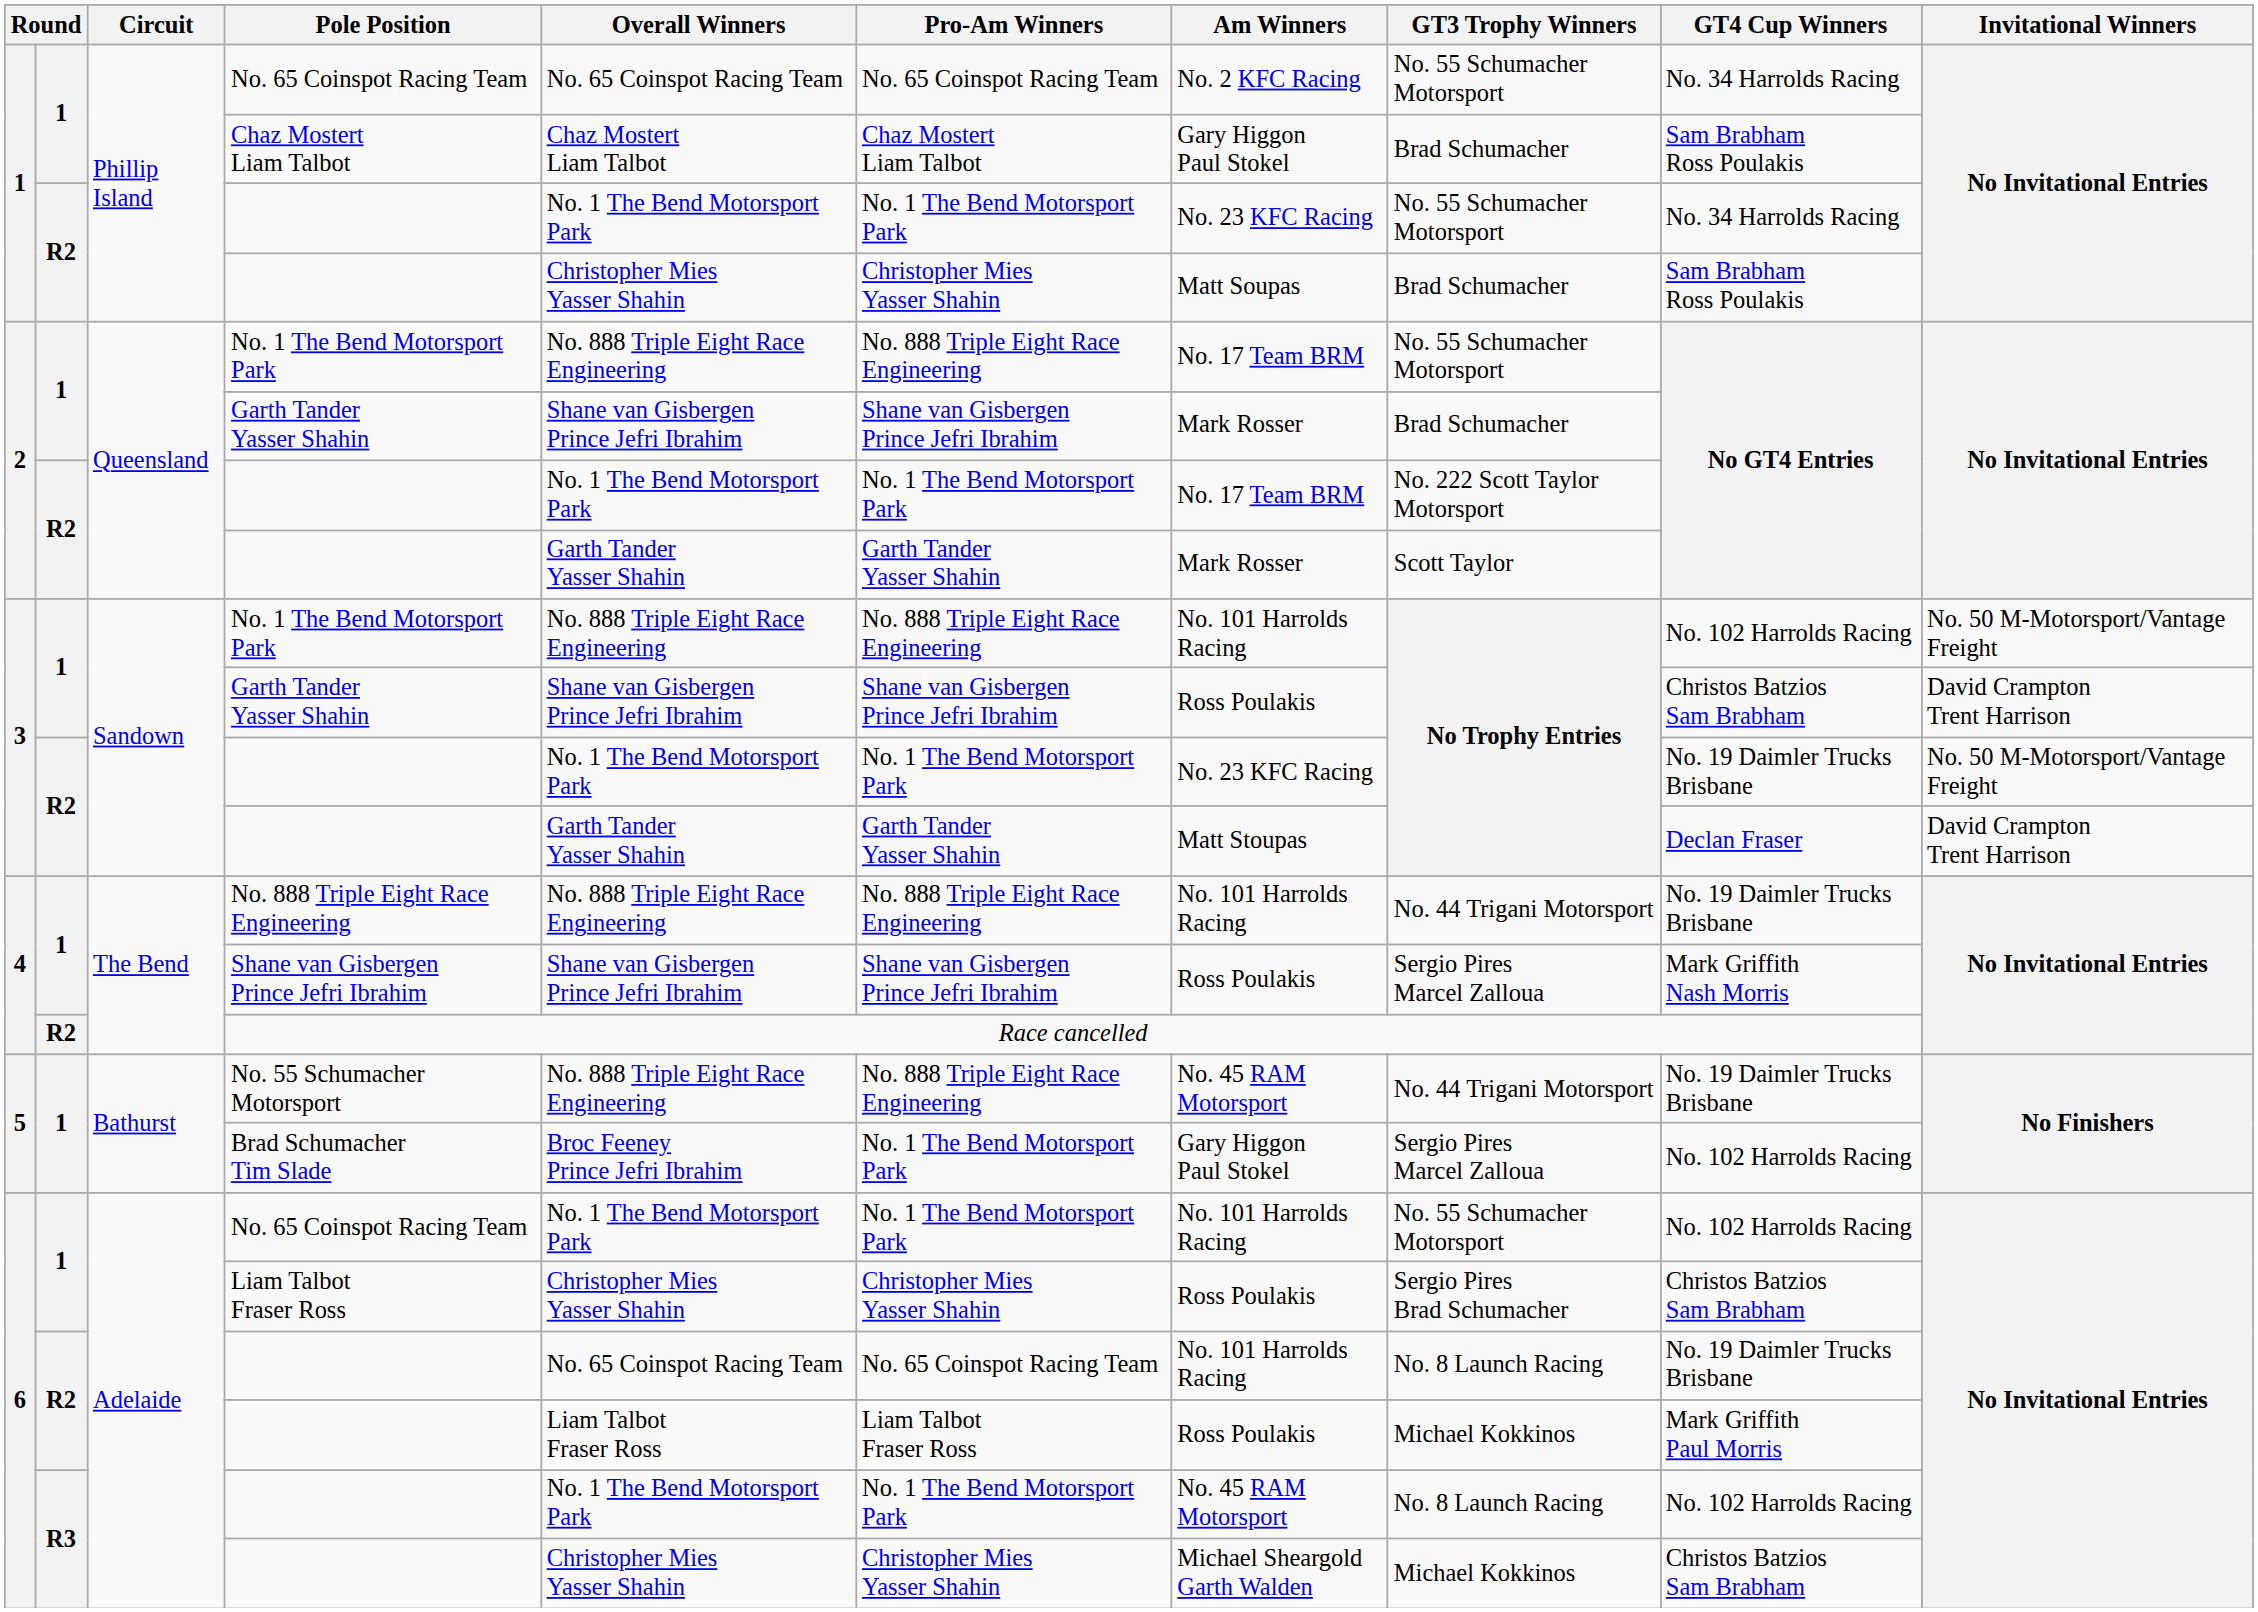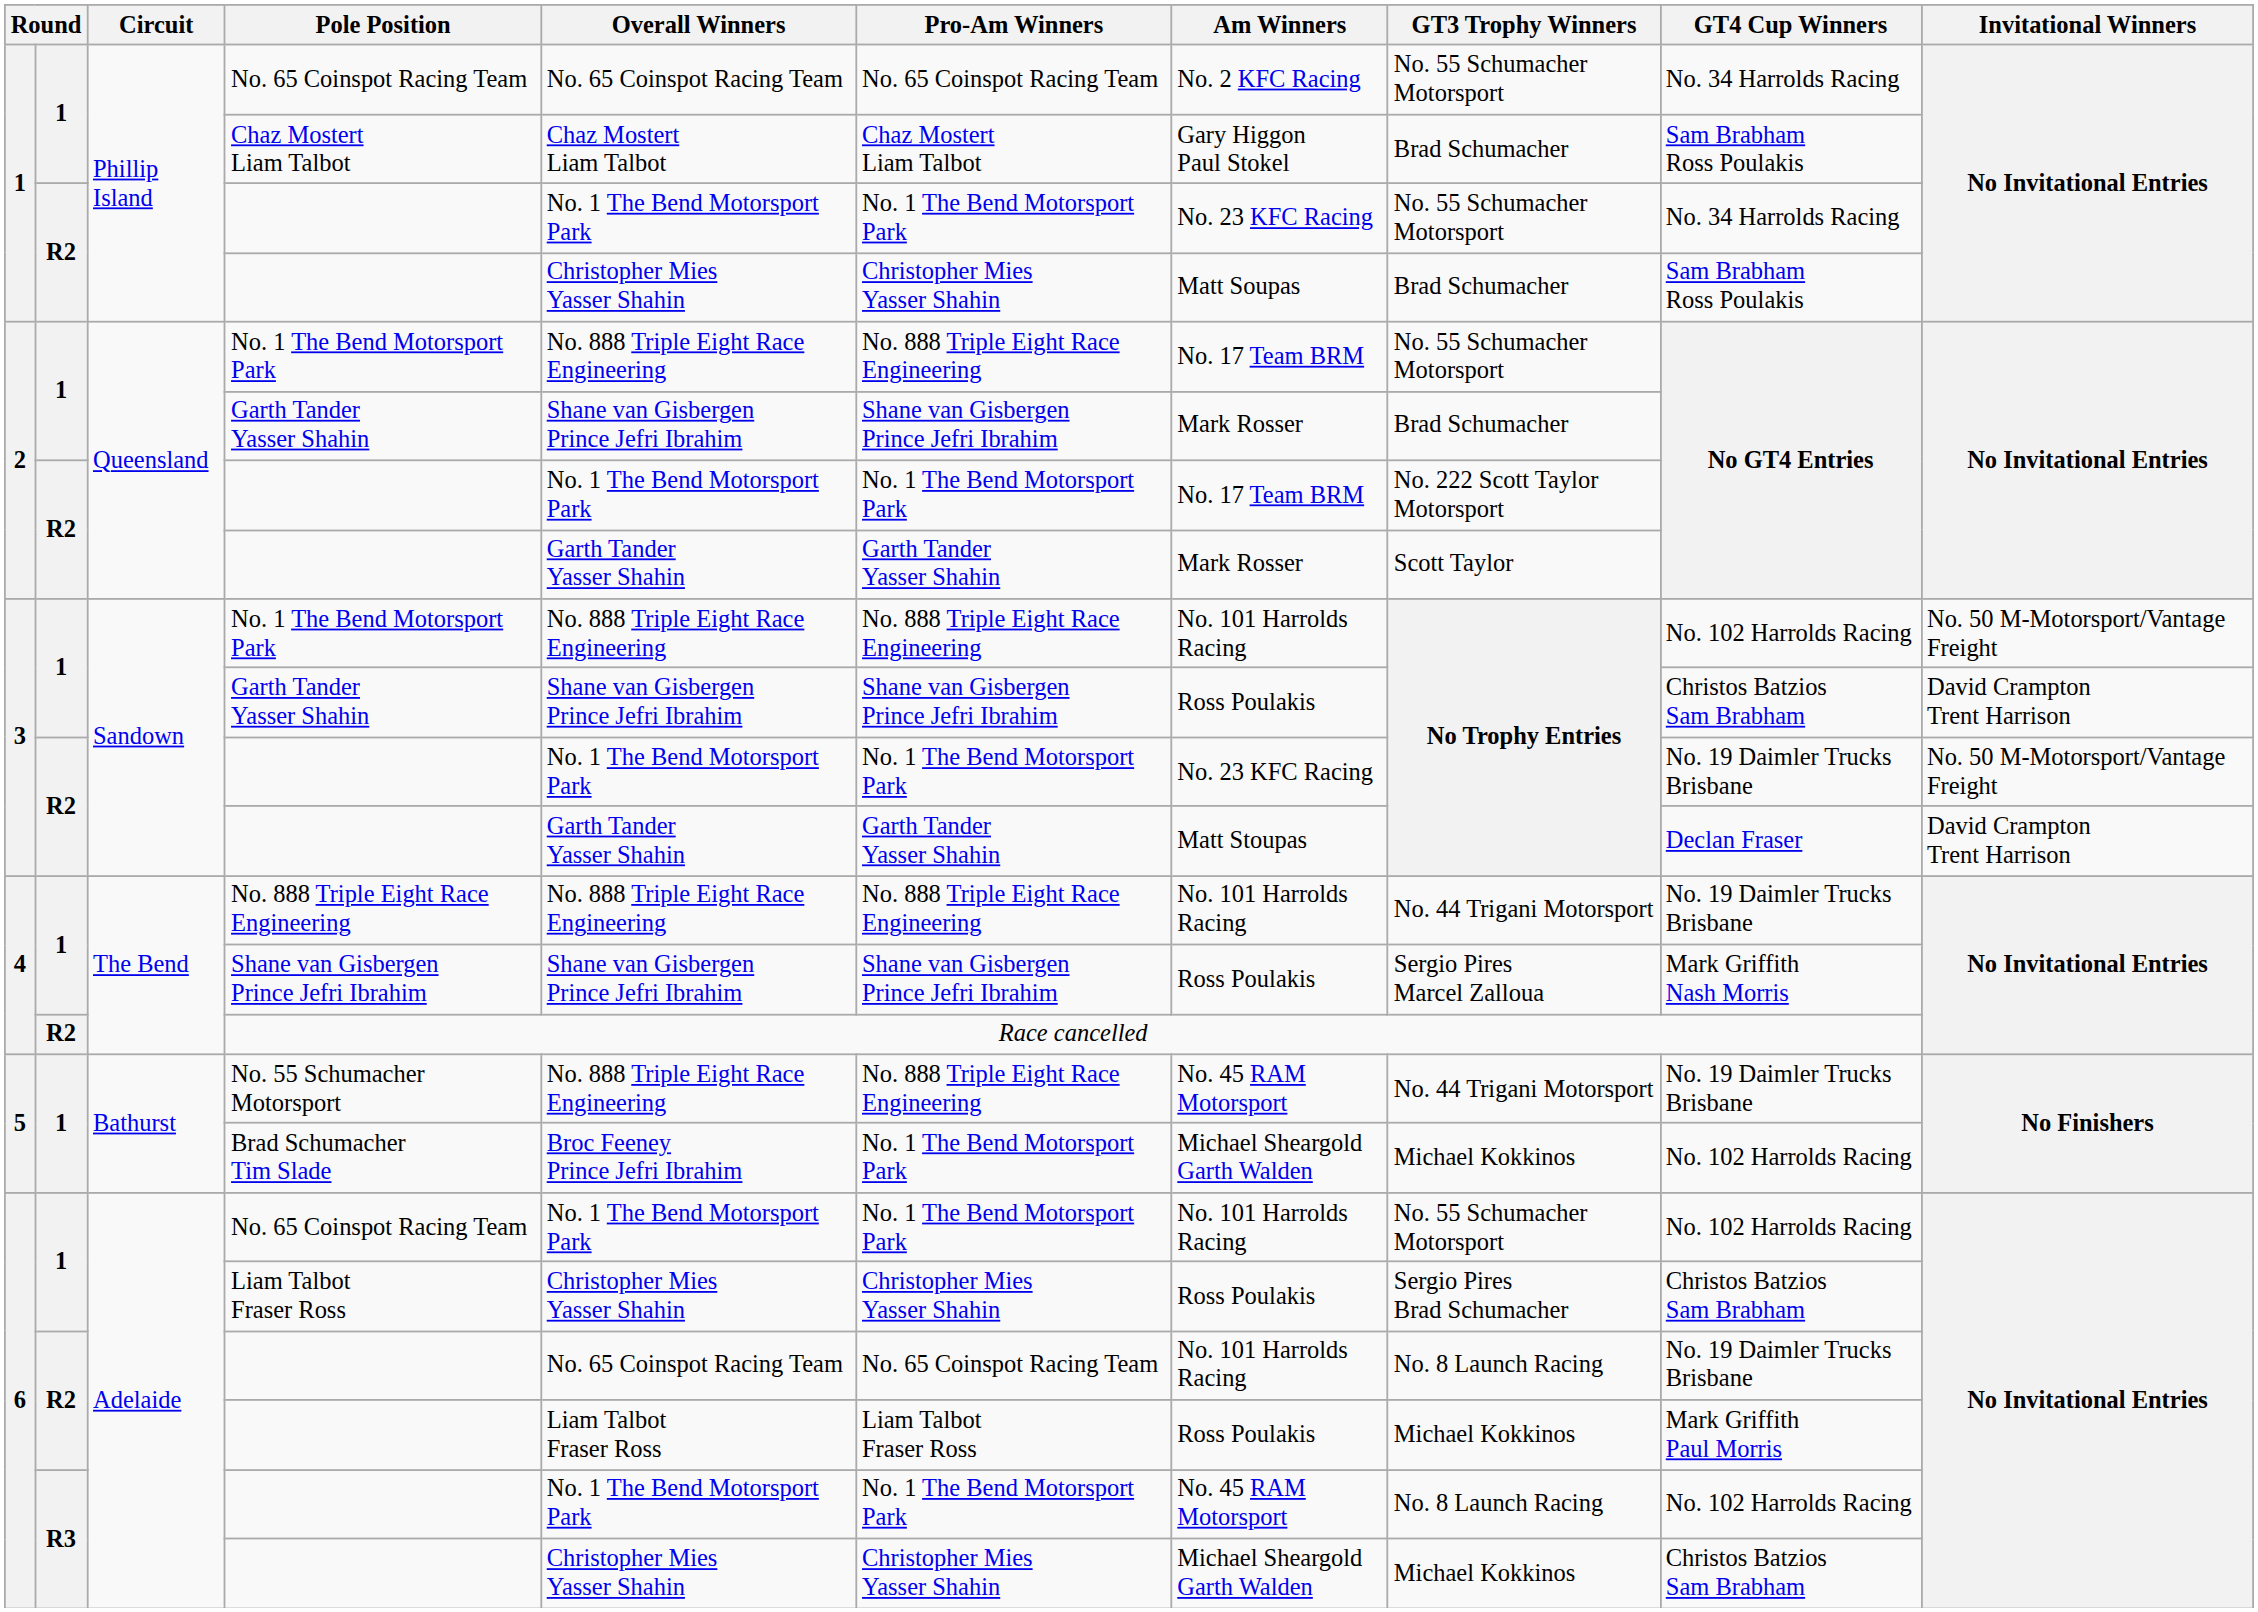(1242, 1157) Gary Higgon Paul Stokel -> (1270, 1157) Michael Sheargold Garth Walden
(1469, 1157) Sergio Pires Marcel Zalloua -> (1485, 1157) Michael Kokkinos
